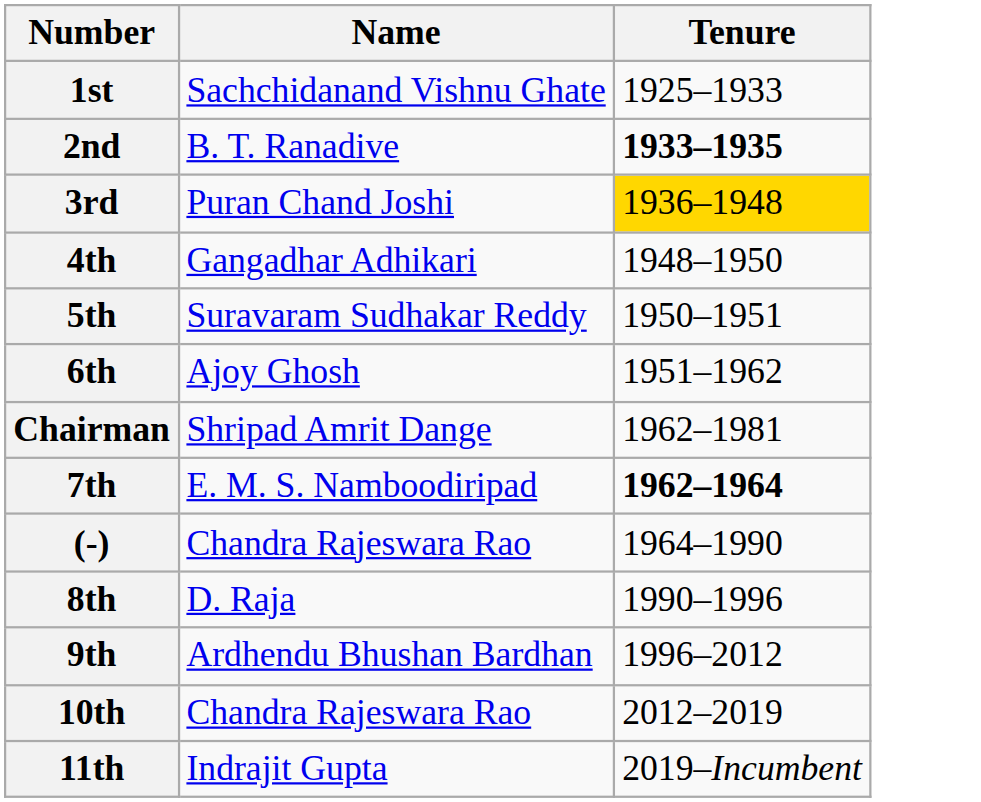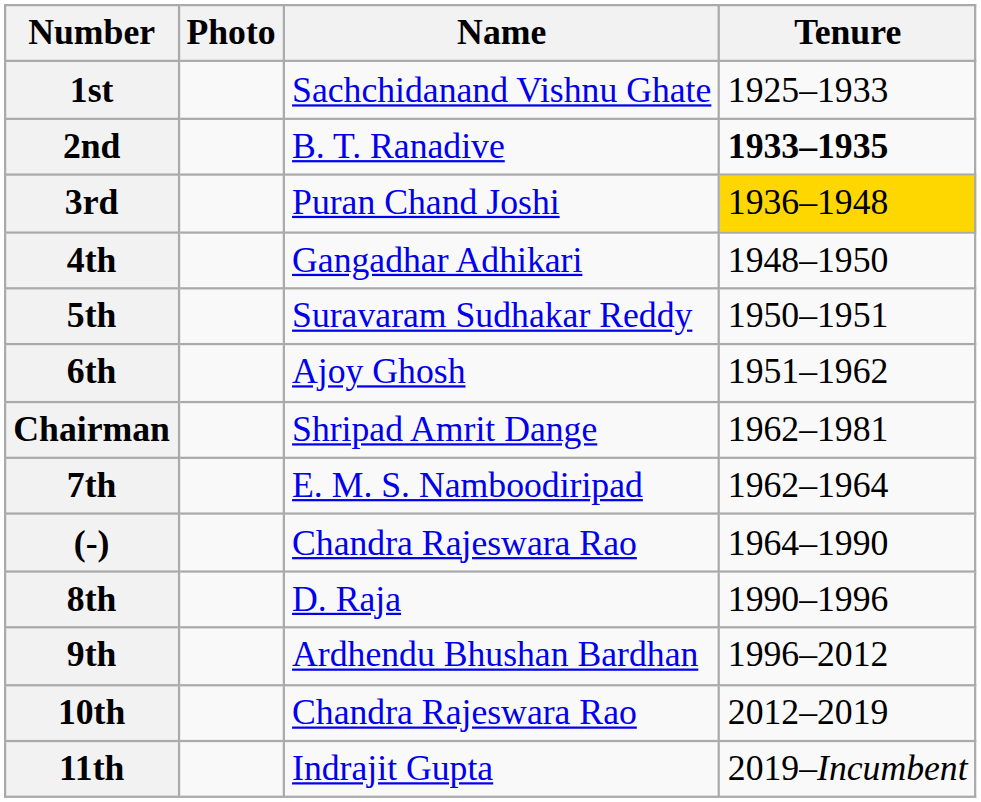+ column: (231, 32)
(702, 485) bold -> (808, 485) normal
